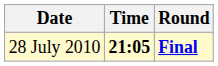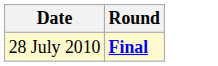- column: (129, 18)
